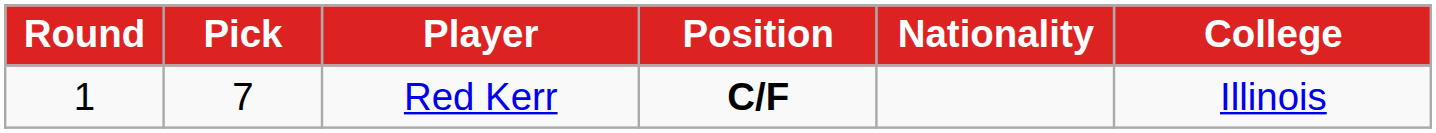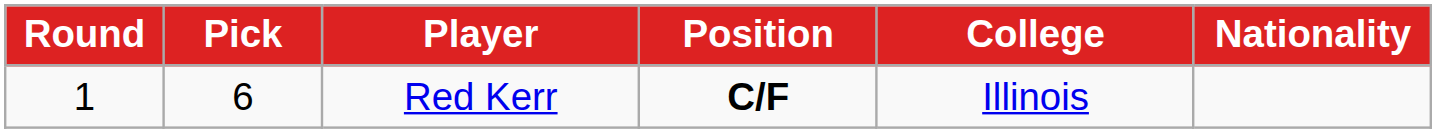columns swapped: (996, 34) <-> (1273, 34)
(243, 95) 7 -> (243, 95) 6
